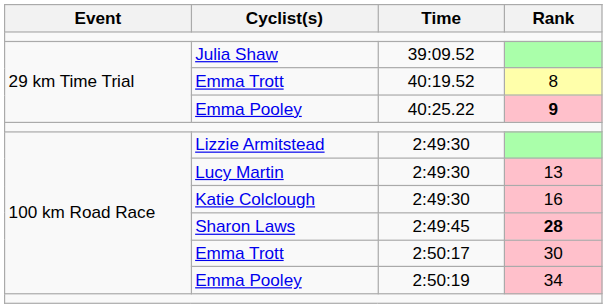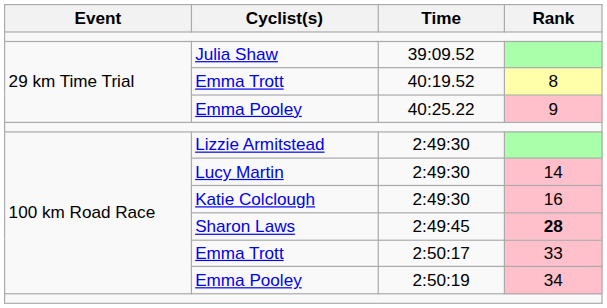(553, 109) bold -> (553, 109) normal
(553, 172) 13 -> (553, 172) 14
(553, 254) 30 -> (553, 254) 33
